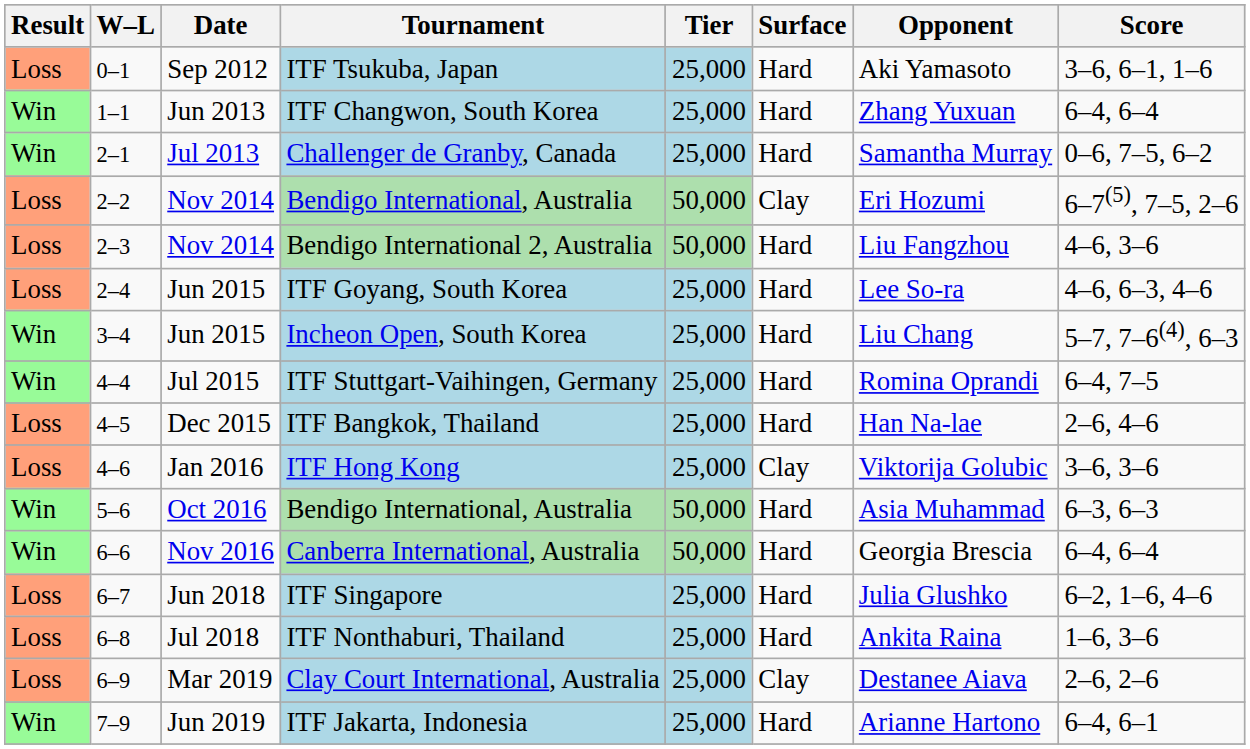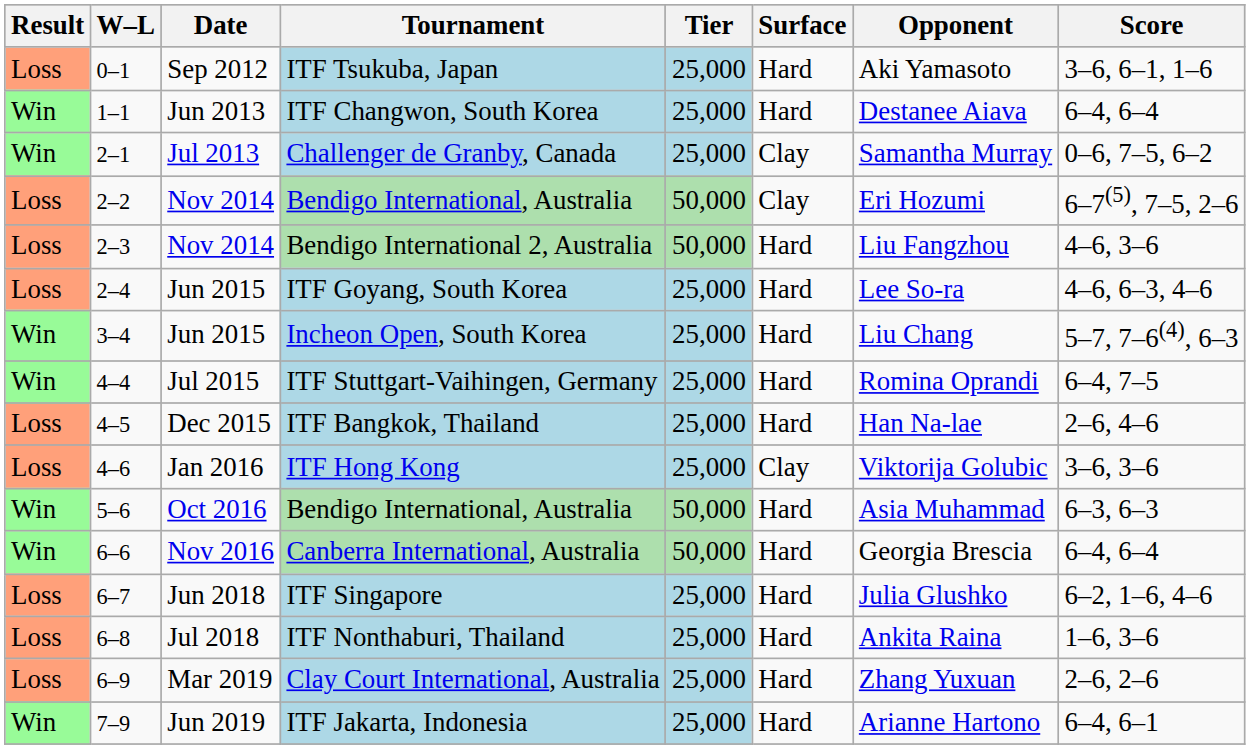(937, 111) Zhang Yuxuan -> (943, 111) Destanee Aiava
(785, 153) Hard -> (784, 153) Clay
(784, 679) Clay -> (785, 679) Hard
(943, 679) Destanee Aiava -> (937, 679) Zhang Yuxuan
